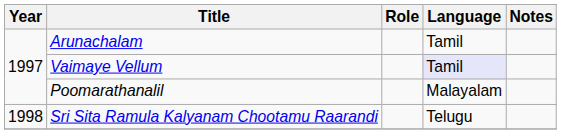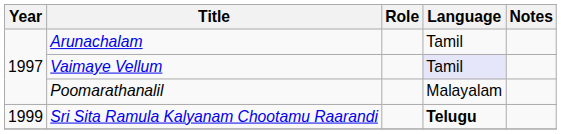(26, 116) 1998 -> (26, 116) 1999
(449, 116) normal -> (451, 116) bold
